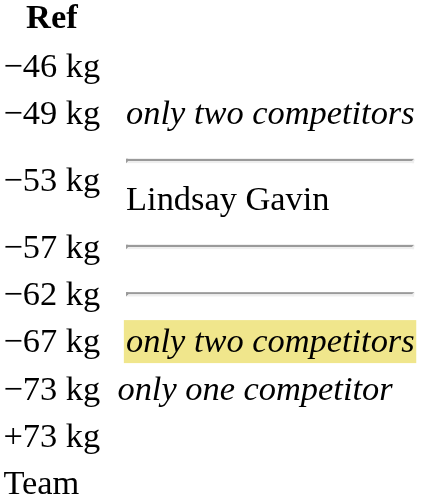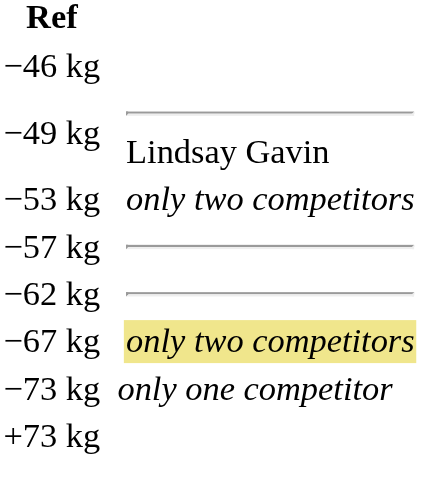(270, 113) only two competitors -> (270, 141) Lindsay Gavin
(270, 188) Lindsay Gavin -> (270, 199) only two competitors
- row: (41, 482)
